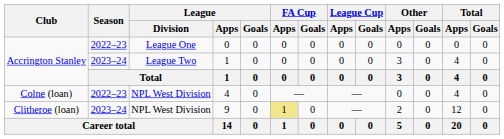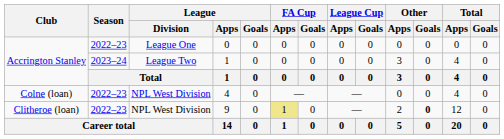(109, 110) 2023–24 -> (109, 110) 2022–23
(428, 110) normal -> (428, 110) bold
